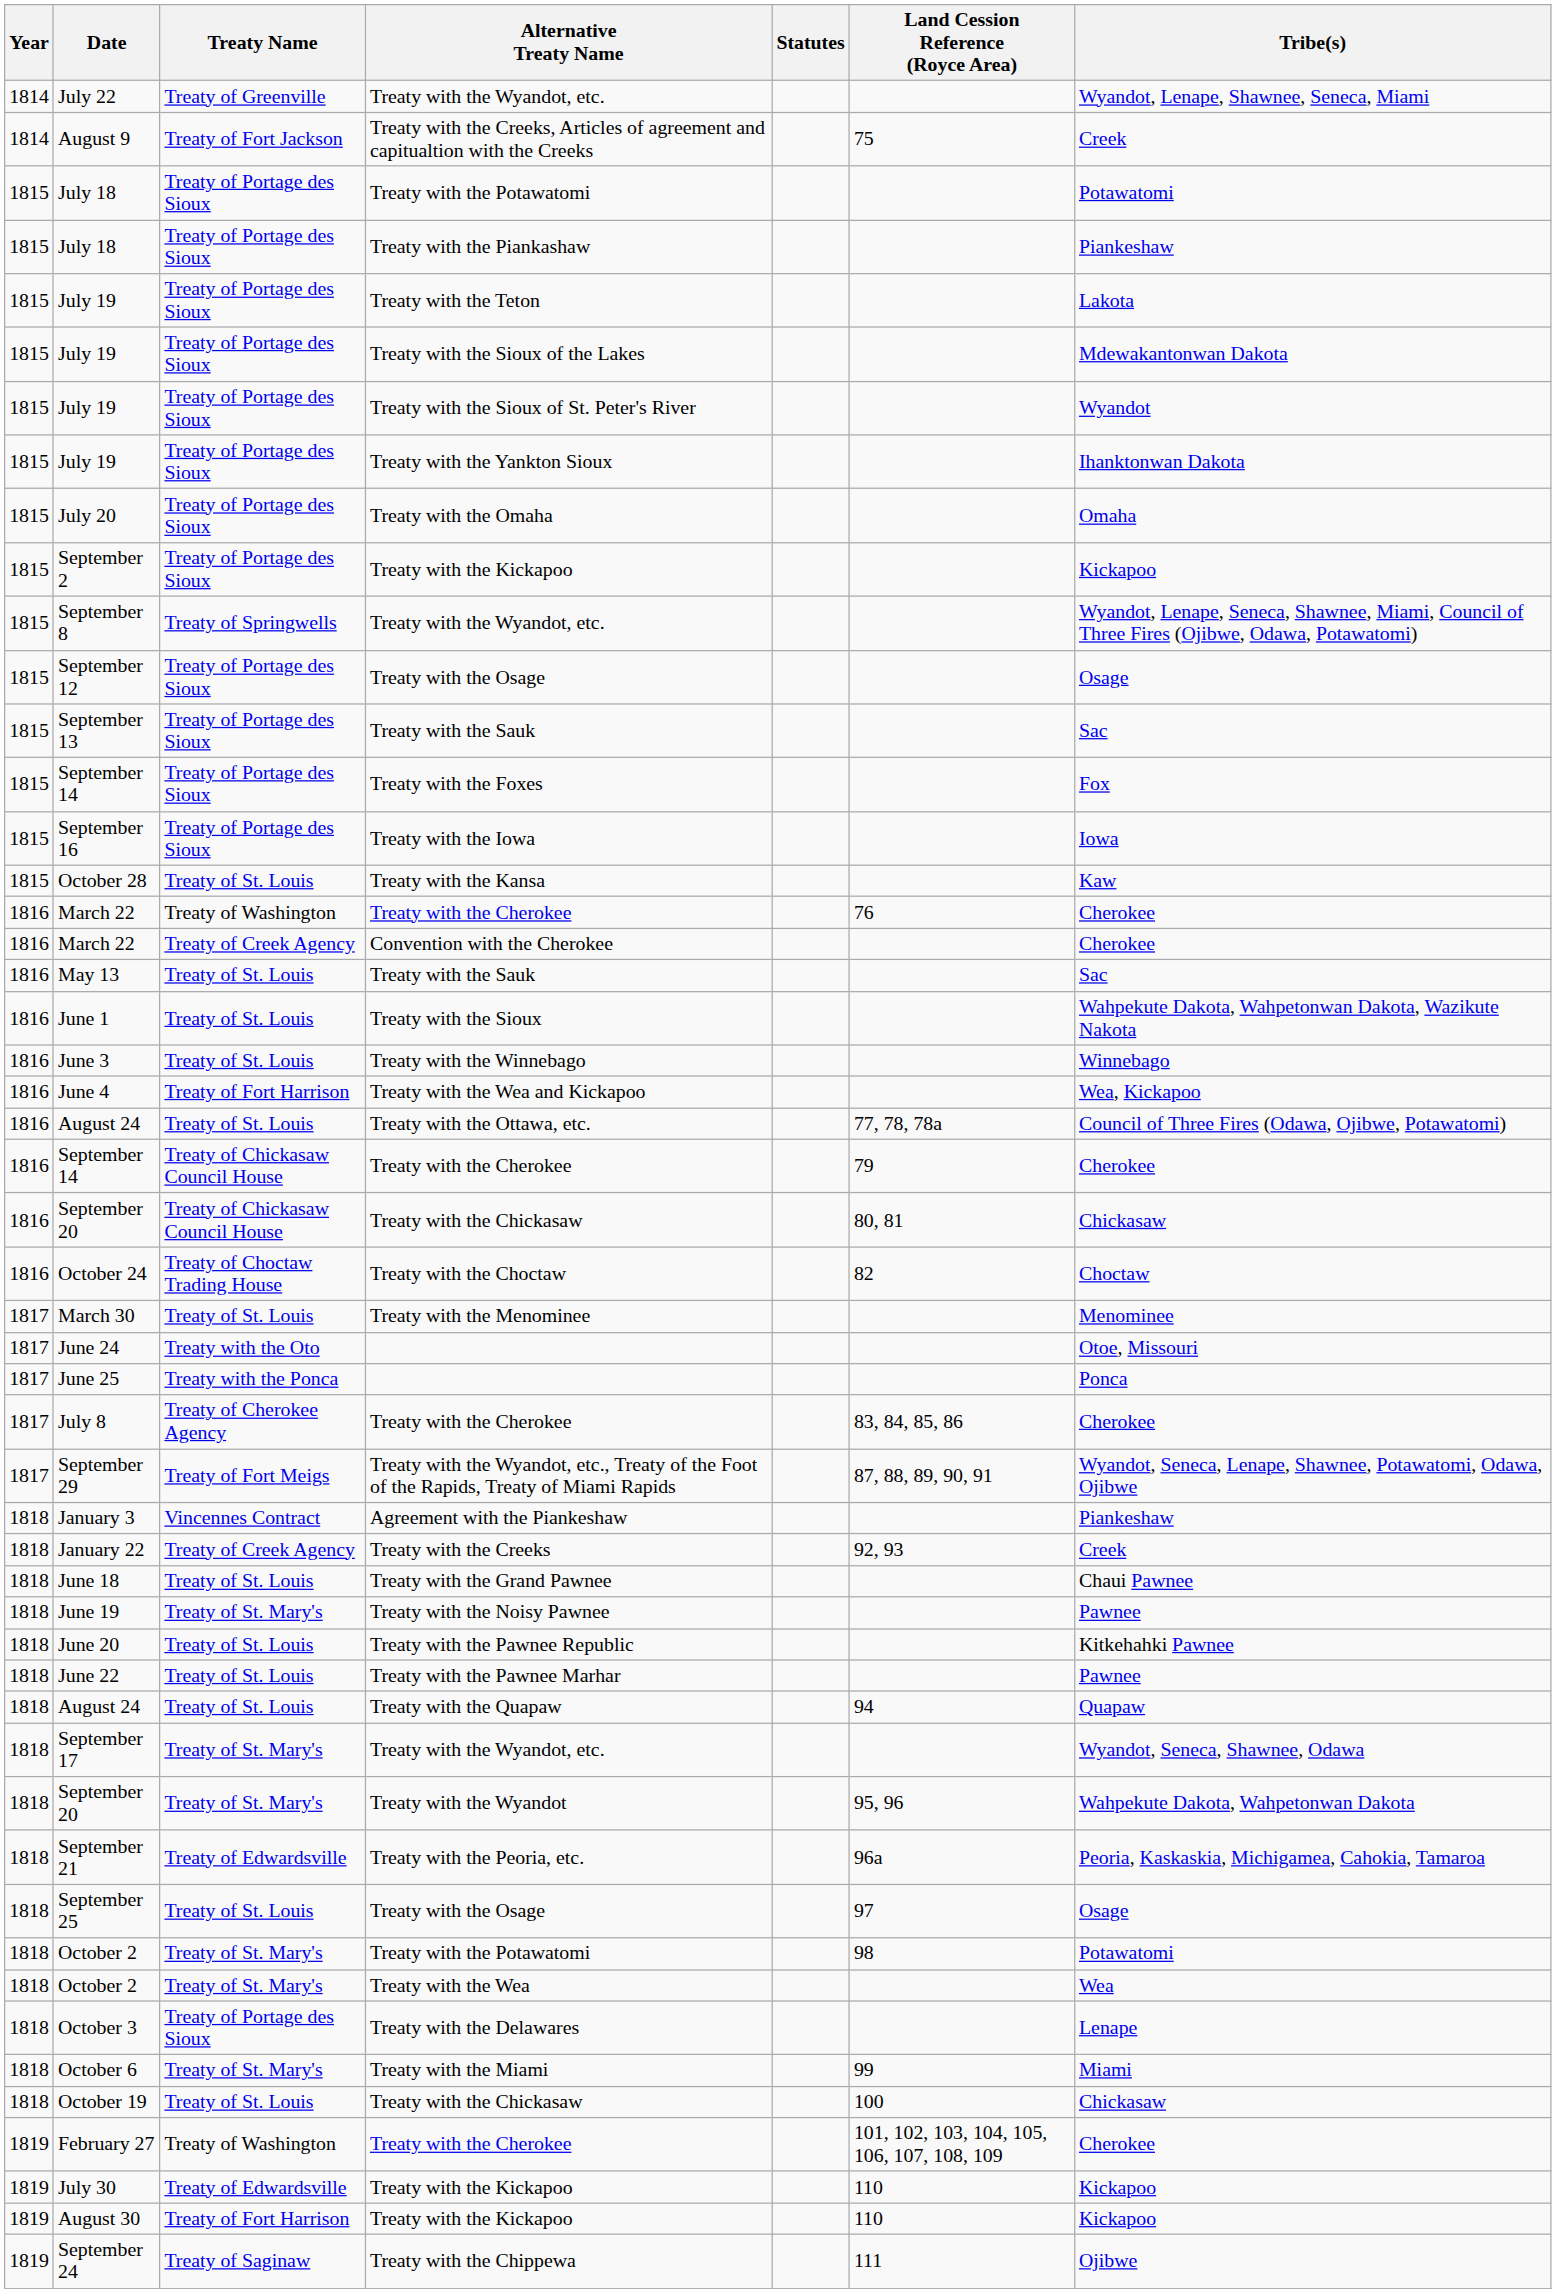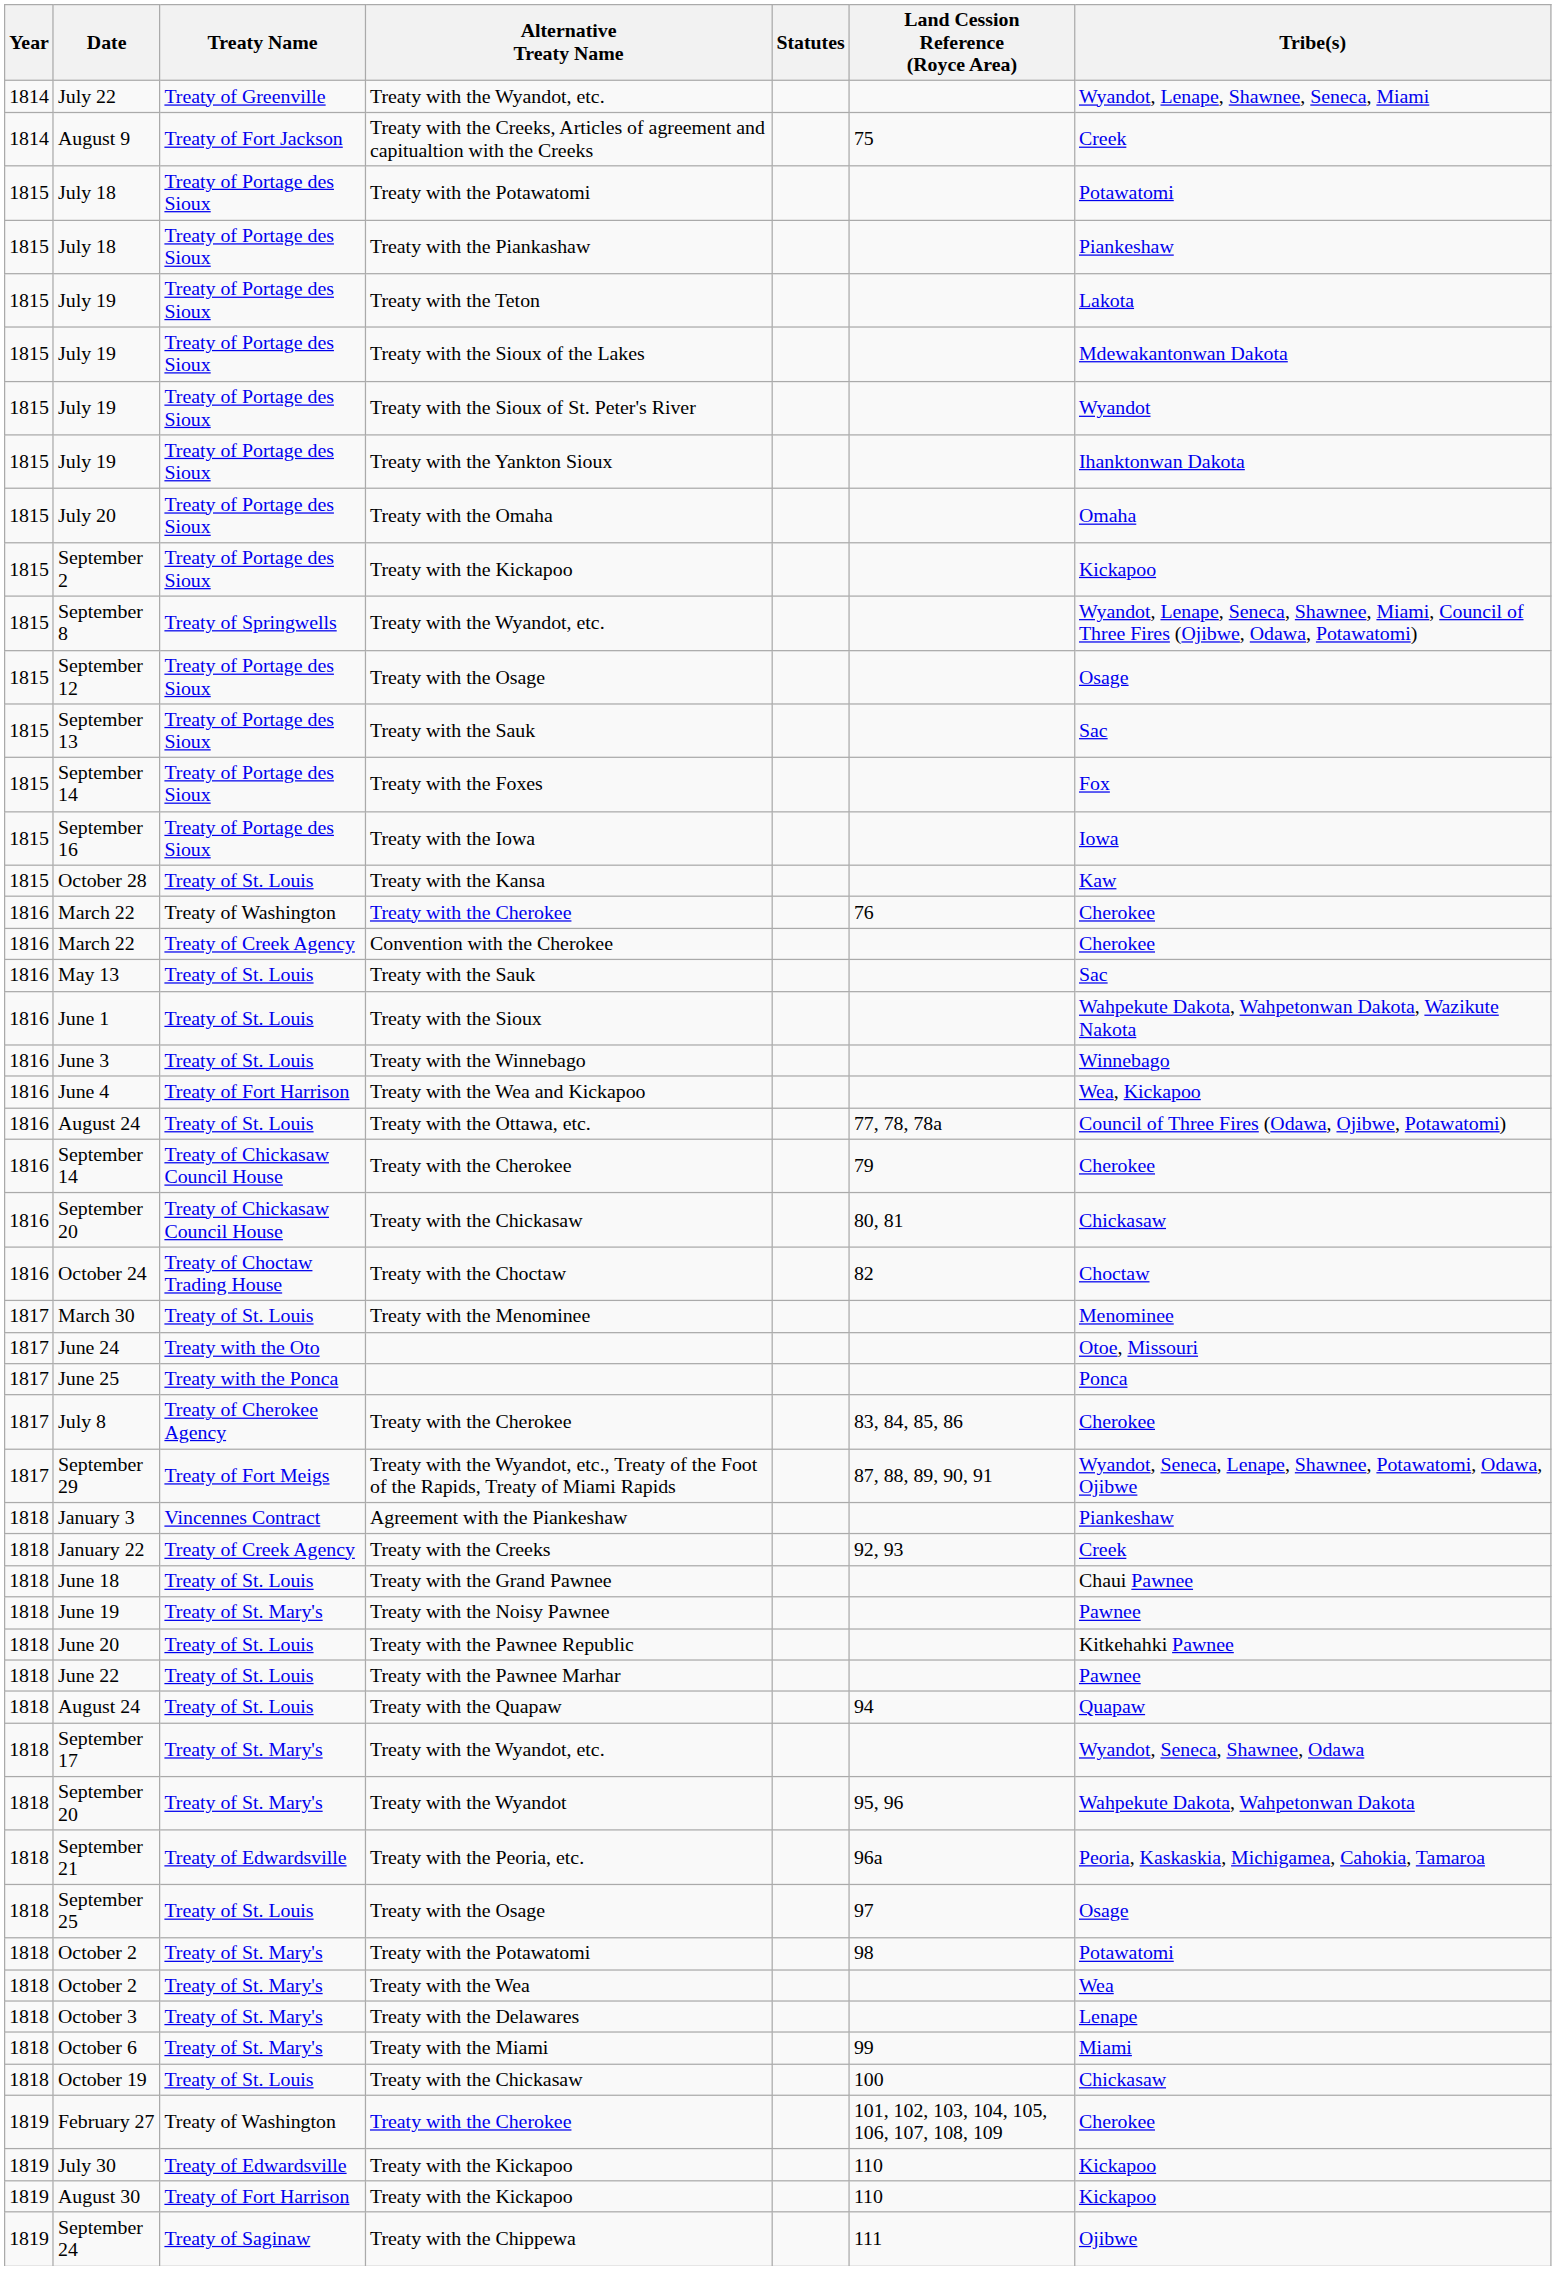(249, 2027) Treaty of Portage des Sioux -> (244, 2016) Treaty of St. Mary's
